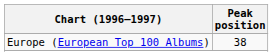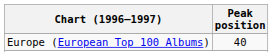(240, 42) 38 -> (240, 42) 40
